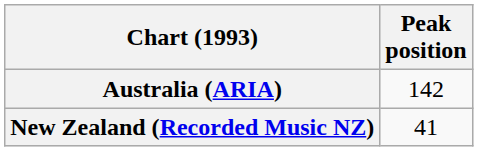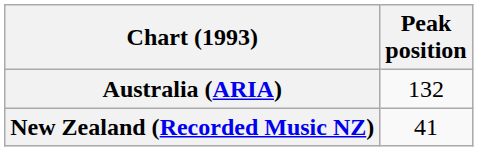(426, 88) 142 -> (426, 88) 132
